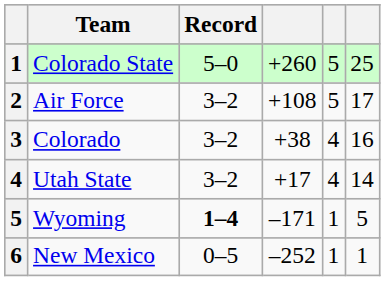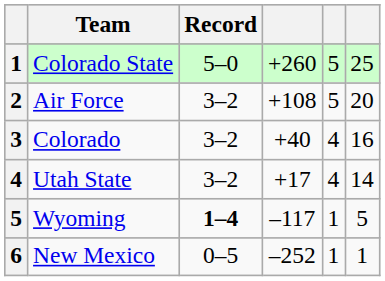(362, 101) 17 -> (362, 101) 20
(292, 140) +38 -> (292, 140) +40
(292, 217) –171 -> (292, 217) –117
